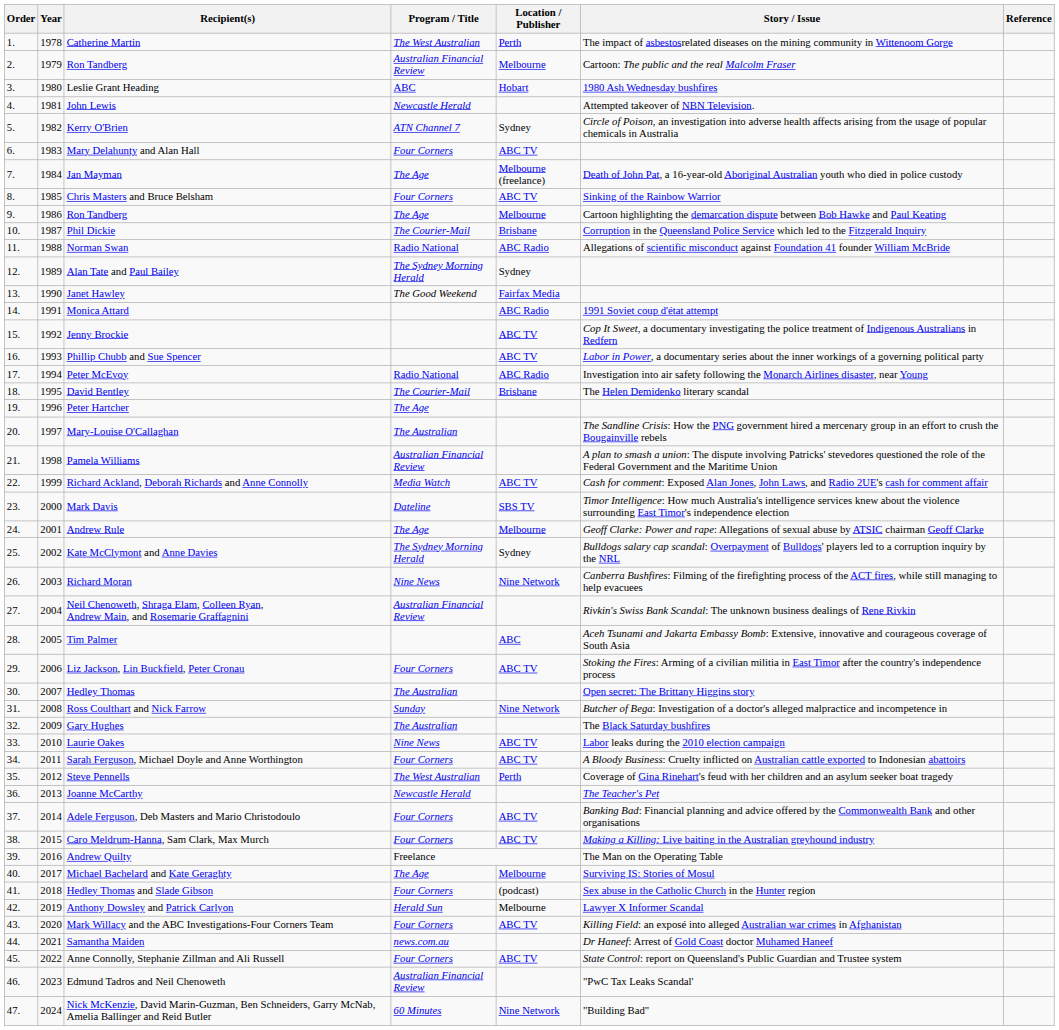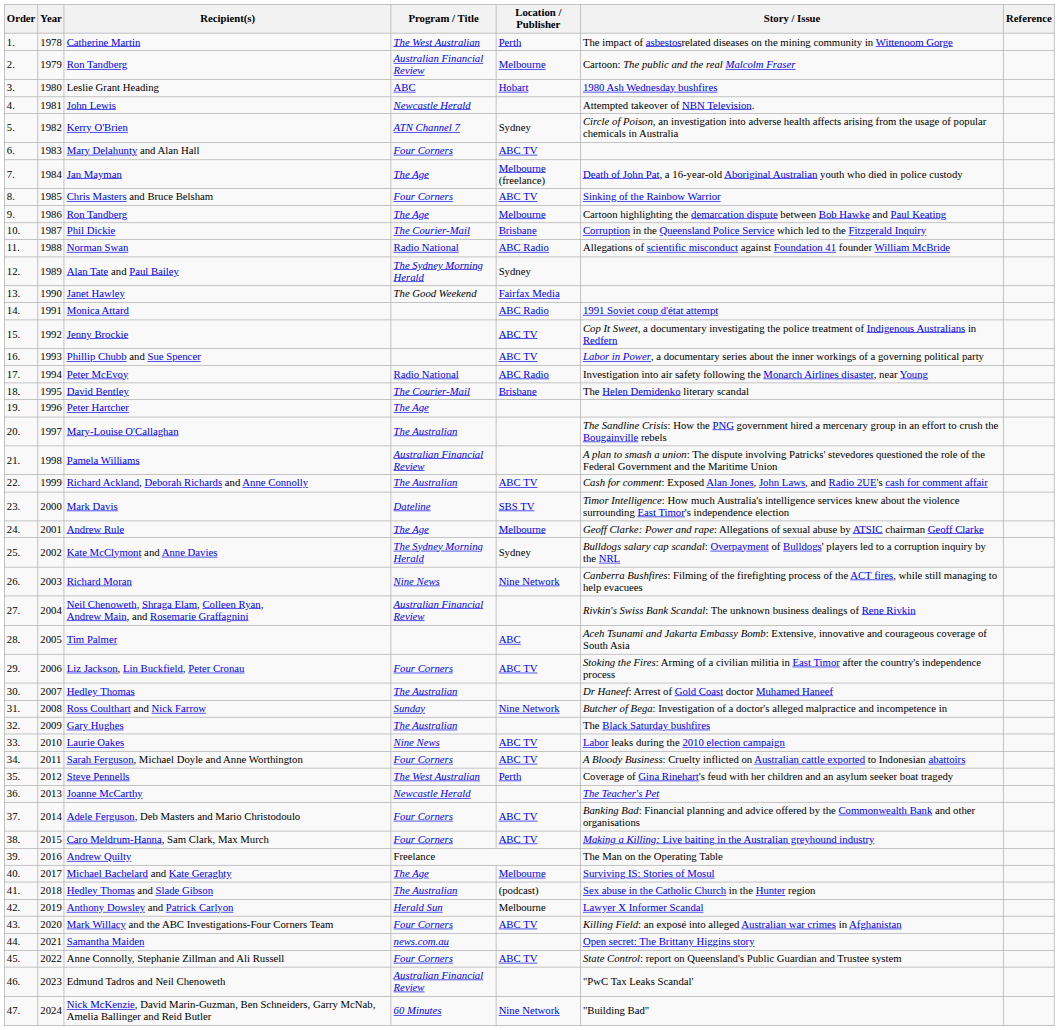(422, 483) Media Watch -> (425, 483) The Australian
(669, 691) Open secret: The Brittany Higgins story -> (708, 691) Dr Haneef: Arrest of Gold Coast doctor Muhamed Haneef
(423, 890) Four Corners -> (425, 890) The Australian
(708, 941) Dr Haneef: Arrest of Gold Coast doctor Muhamed Haneef -> (669, 941) Open secret: The Brittany Higgins story
